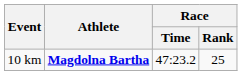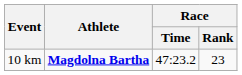(218, 60) 25 -> (218, 60) 23
